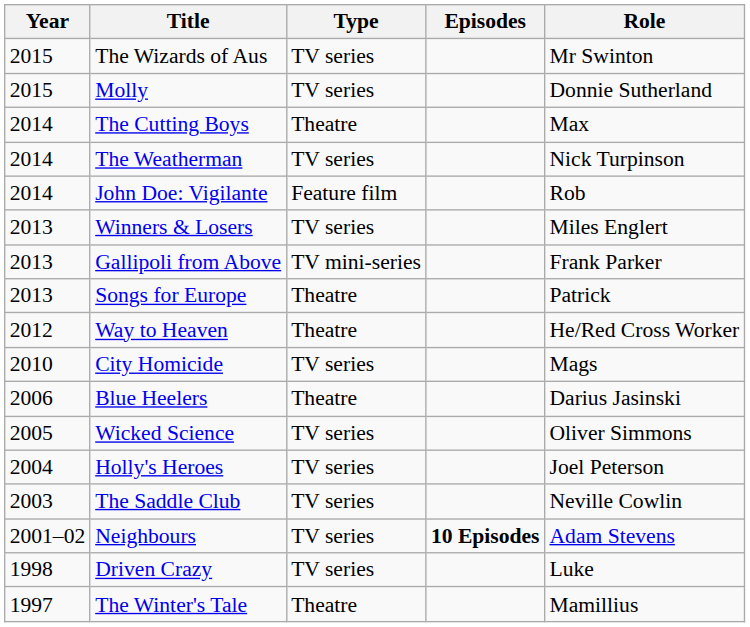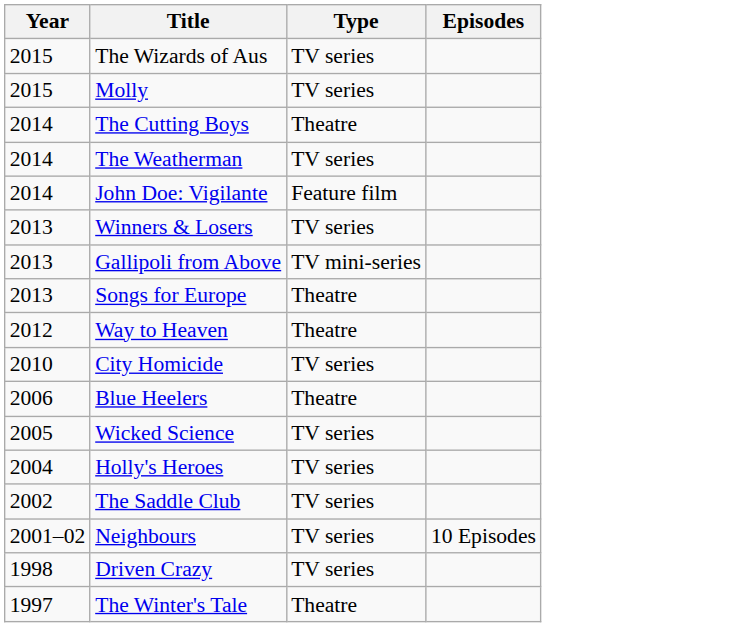- column: (644, 21)
(31, 501) 2003 -> (31, 501) 2002
(485, 535) bold -> (483, 535) normal
